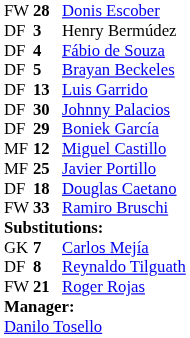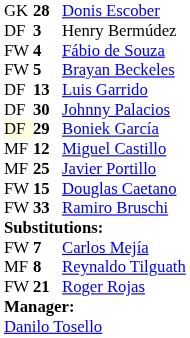(17, 10) FW -> (16, 10) GK
(15, 50) DF -> (17, 50) FW
(15, 69) DF -> (17, 69) FW
(15, 129) no background -> (15, 129) lightyellow background
(15, 188) DF -> (17, 188) FW
(41, 188) 18 -> (41, 188) 15
(16, 247) GK -> (17, 247) FW
(15, 267) DF -> (16, 267) MF
